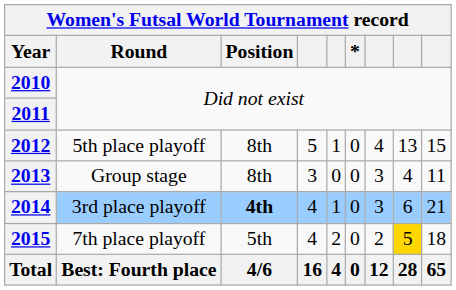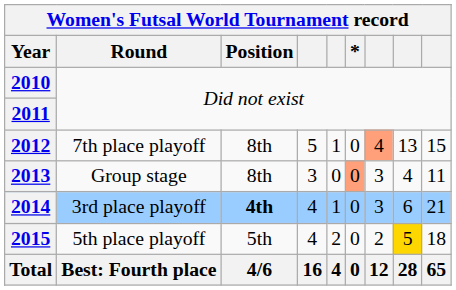(139, 144) 5th place playoff -> (139, 144) 7th place playoff
(379, 144) no background -> (379, 144) lightsalmon background
(355, 176) no background -> (355, 176) lightsalmon background
(139, 238) 7th place playoff -> (139, 238) 5th place playoff
